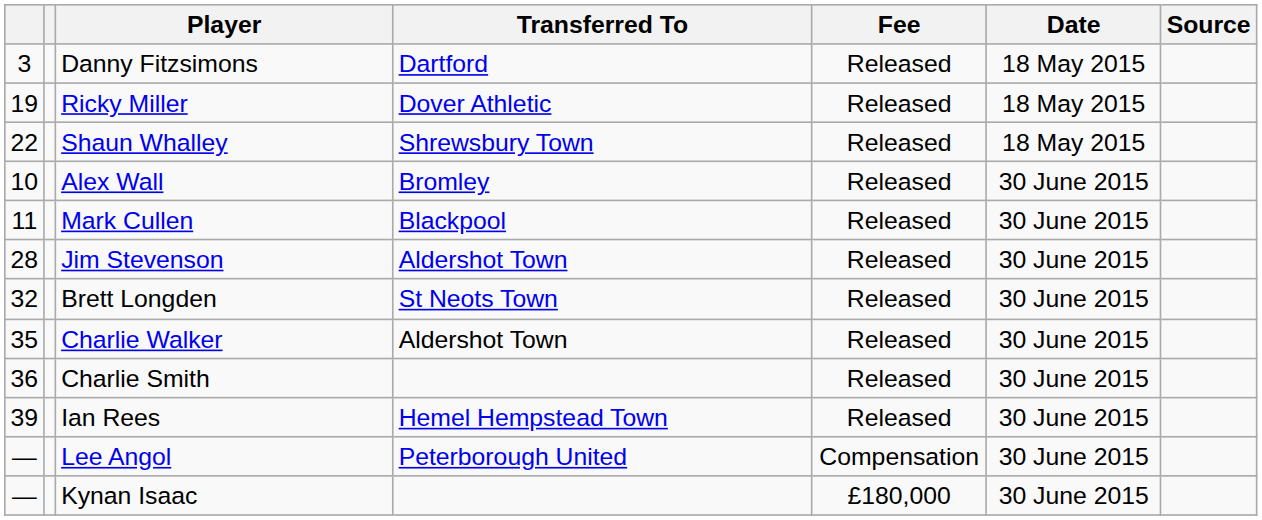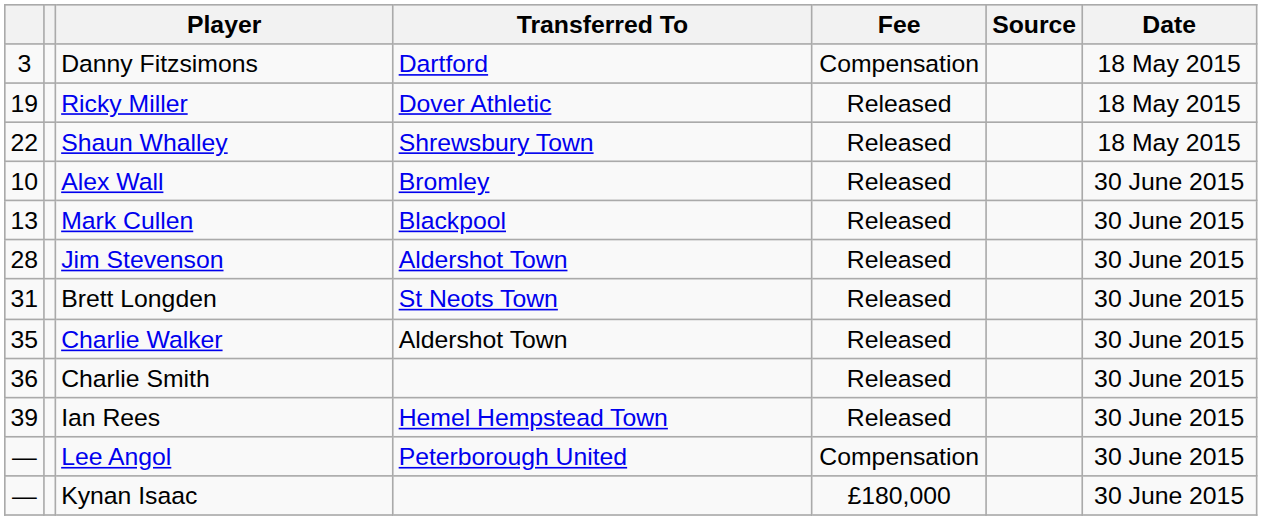columns swapped: (1074, 25) <-> (1209, 25)
(899, 64) Released -> (899, 64) Compensation
(24, 221) 11 -> (24, 221) 13
(24, 299) 32 -> (24, 299) 31
